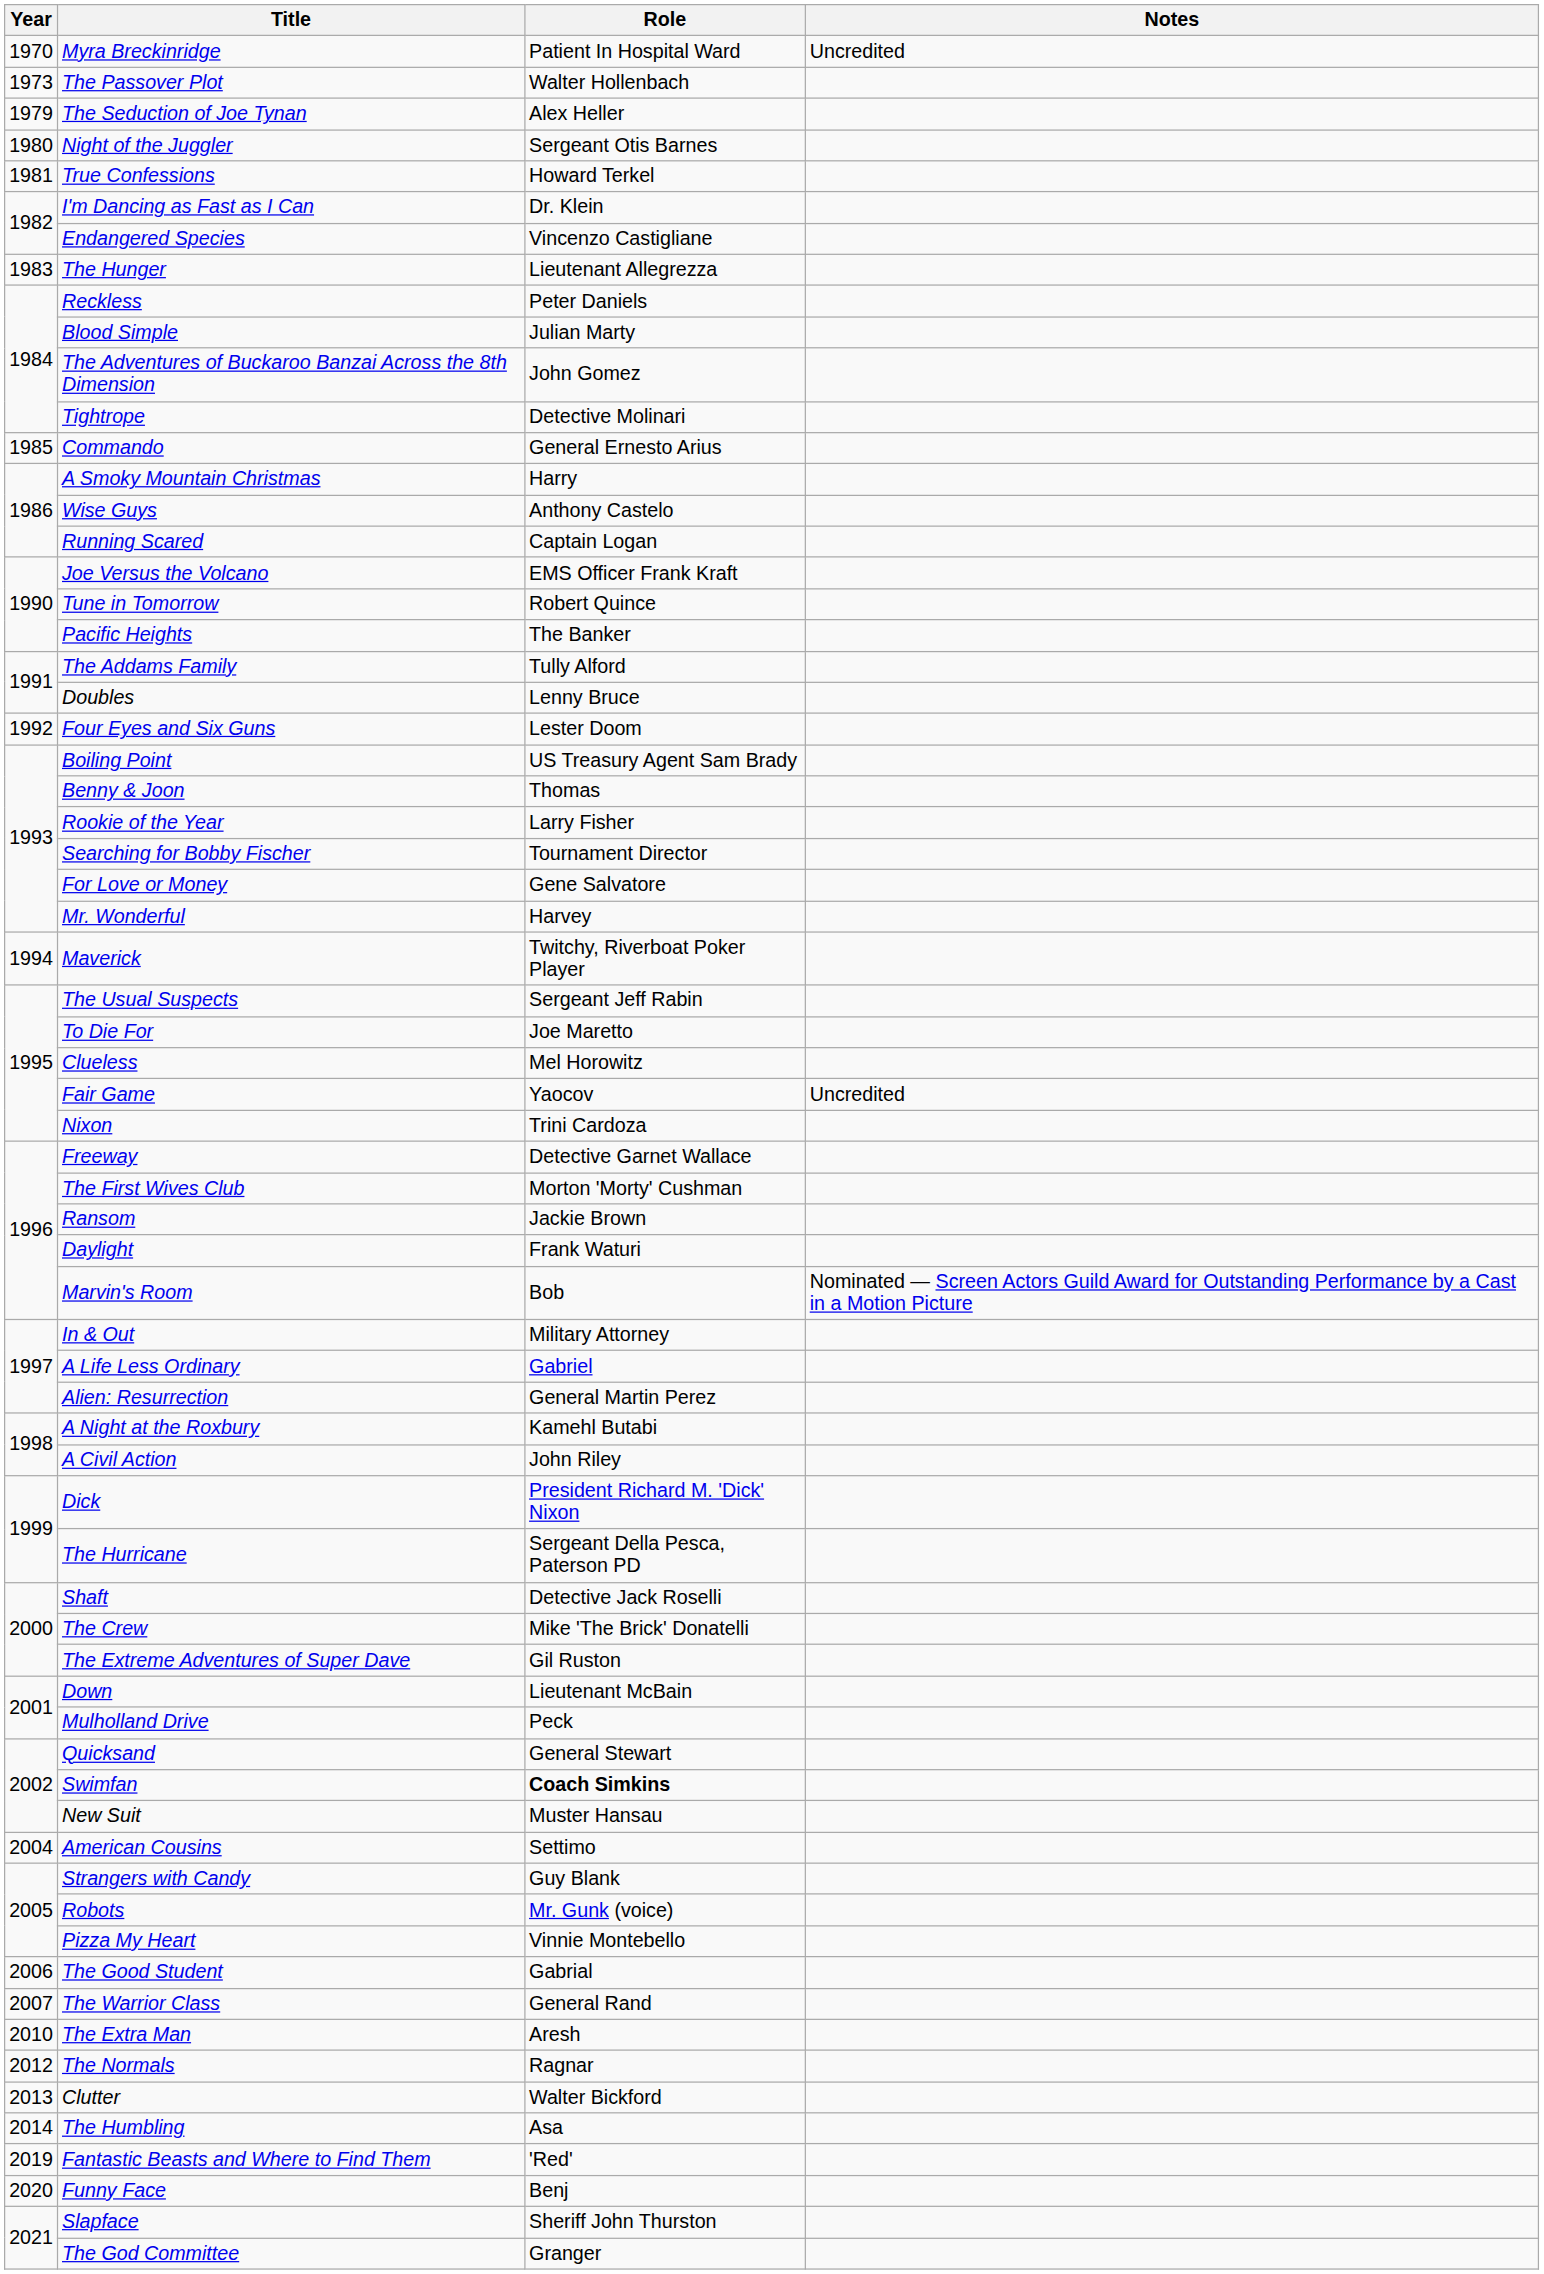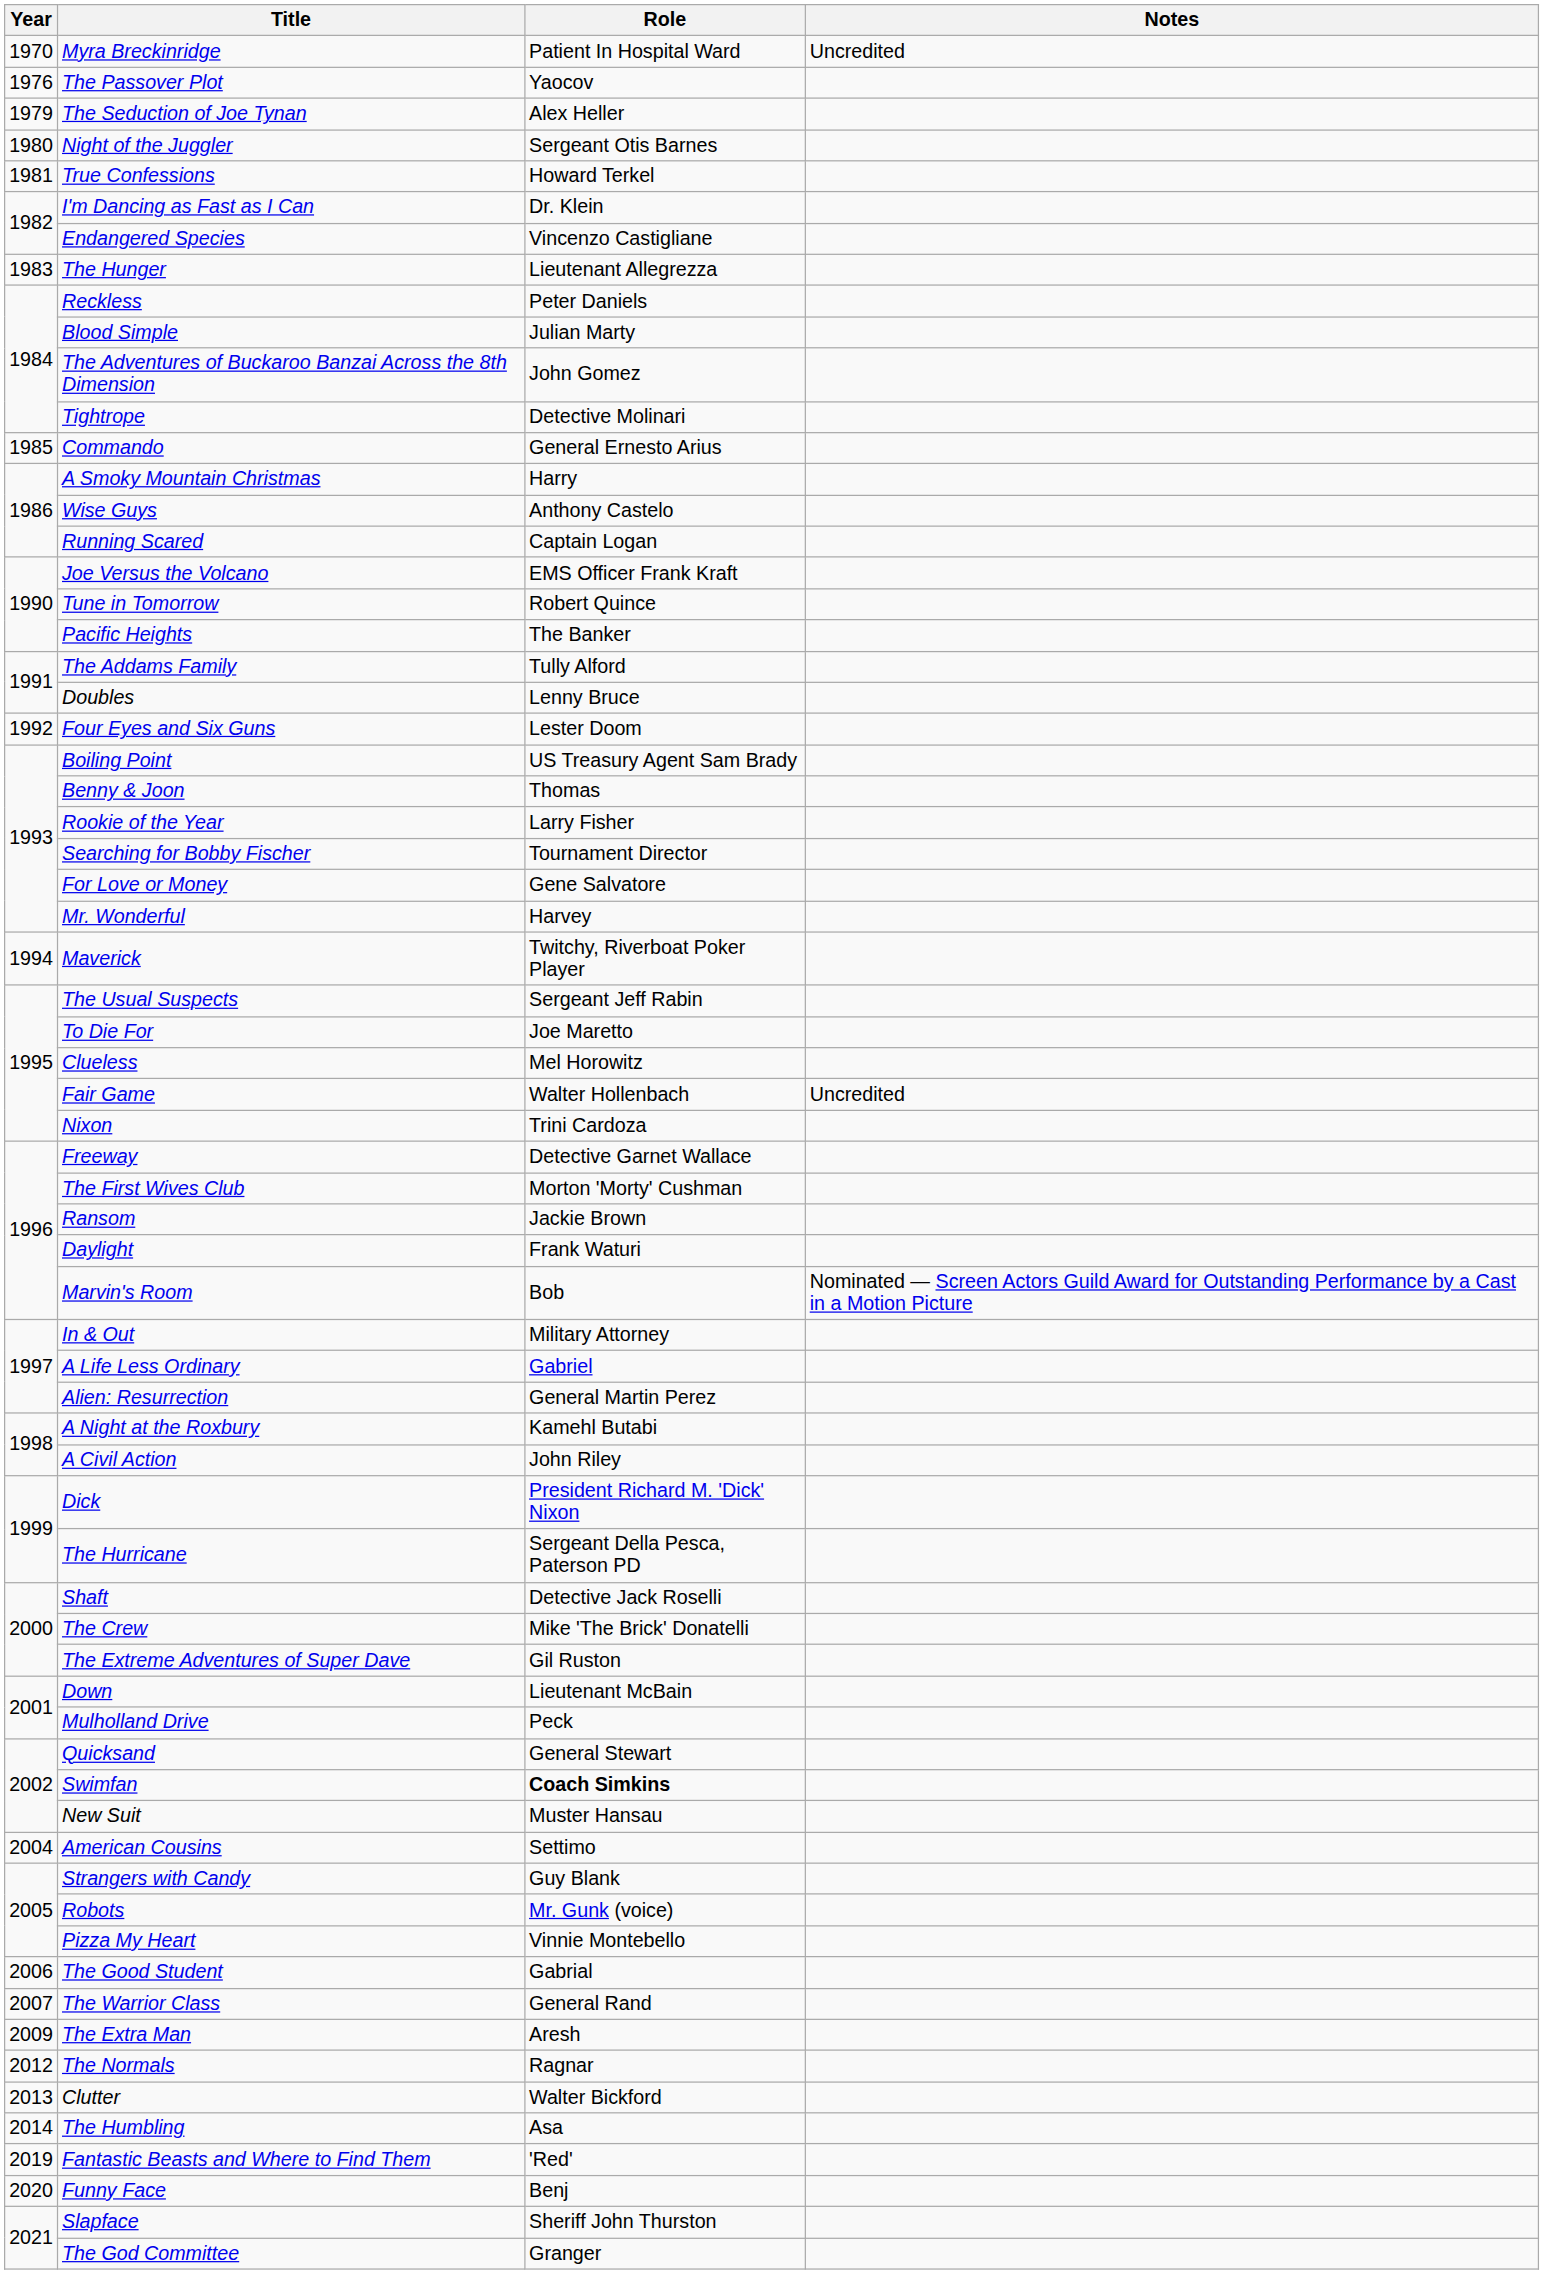(31, 82) 1973 -> (31, 82) 1976
(609, 82) Walter Hollenbach -> (561, 82) Yaocov
(561, 1094) Yaocov -> (609, 1094) Walter Hollenbach
(31, 2034) 2010 -> (31, 2034) 2009
